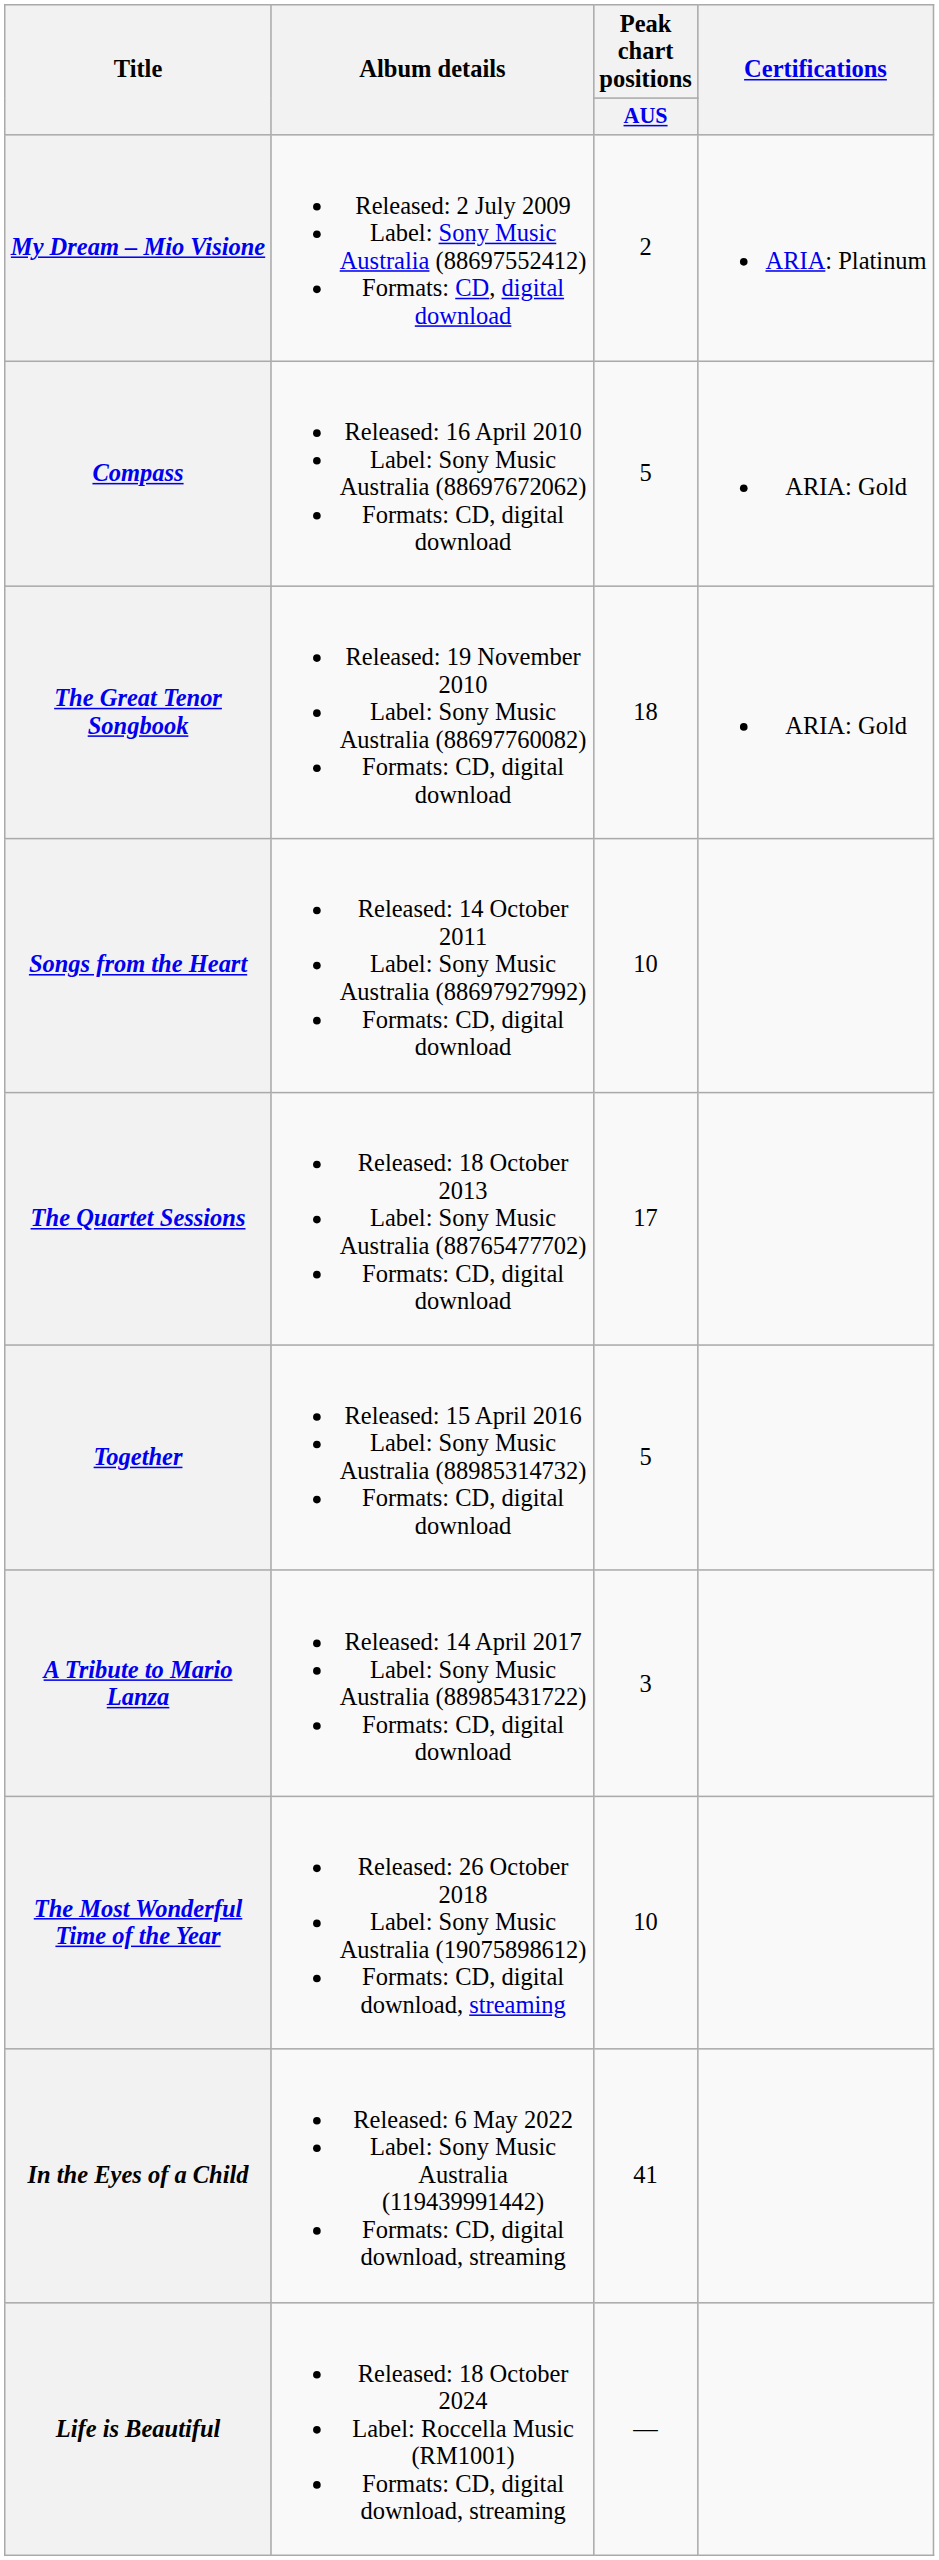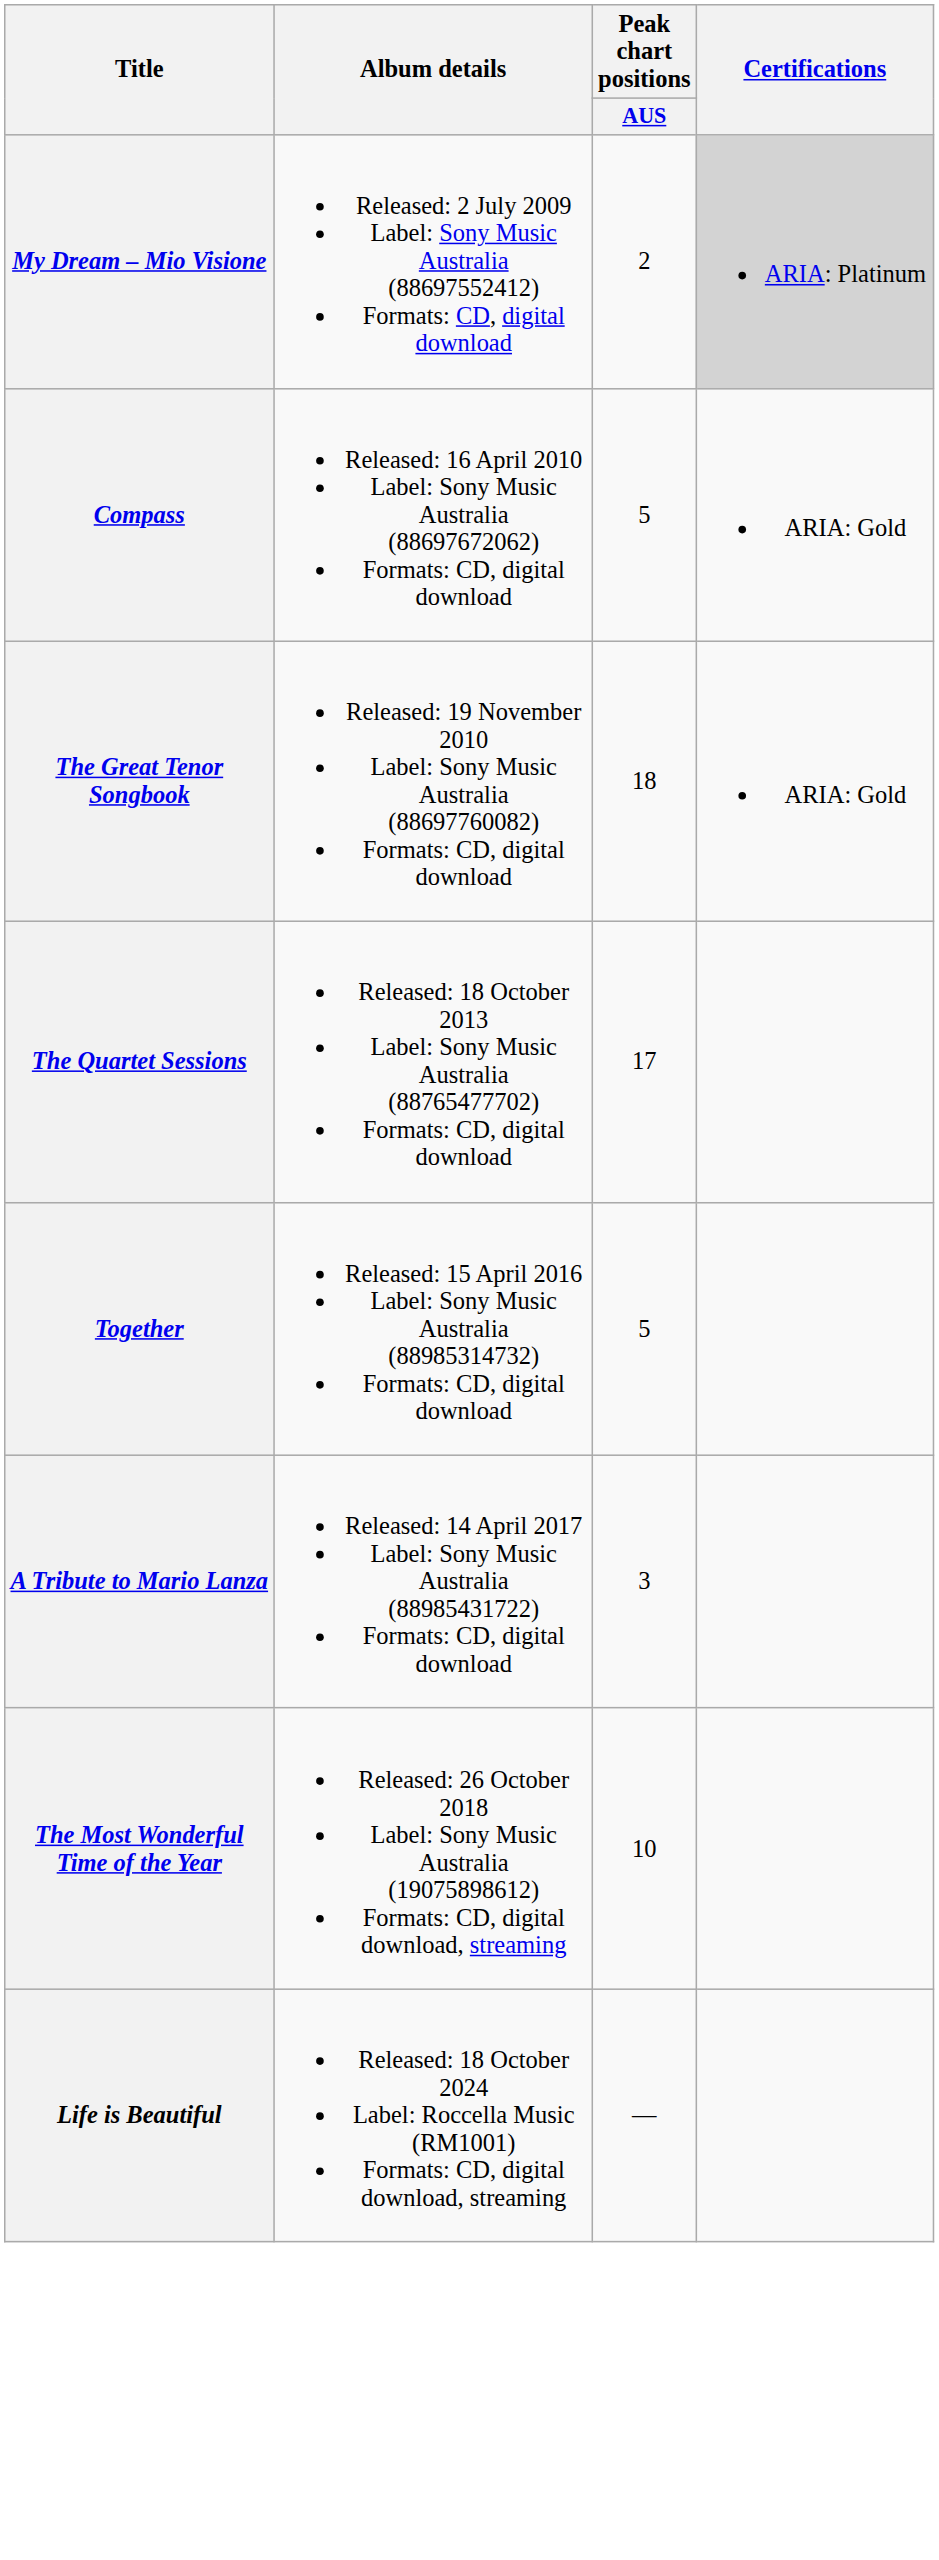(815, 262) no background -> (815, 275) lightgrey background
- row: (138, 965)
- row: (138, 2175)
